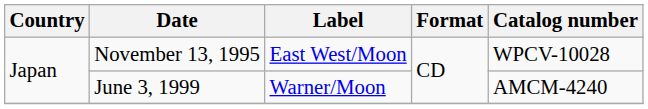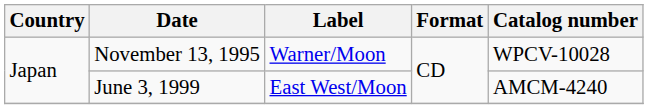(338, 53) East West/Moon -> (328, 53) Warner/Moon
(328, 86) Warner/Moon -> (338, 86) East West/Moon
